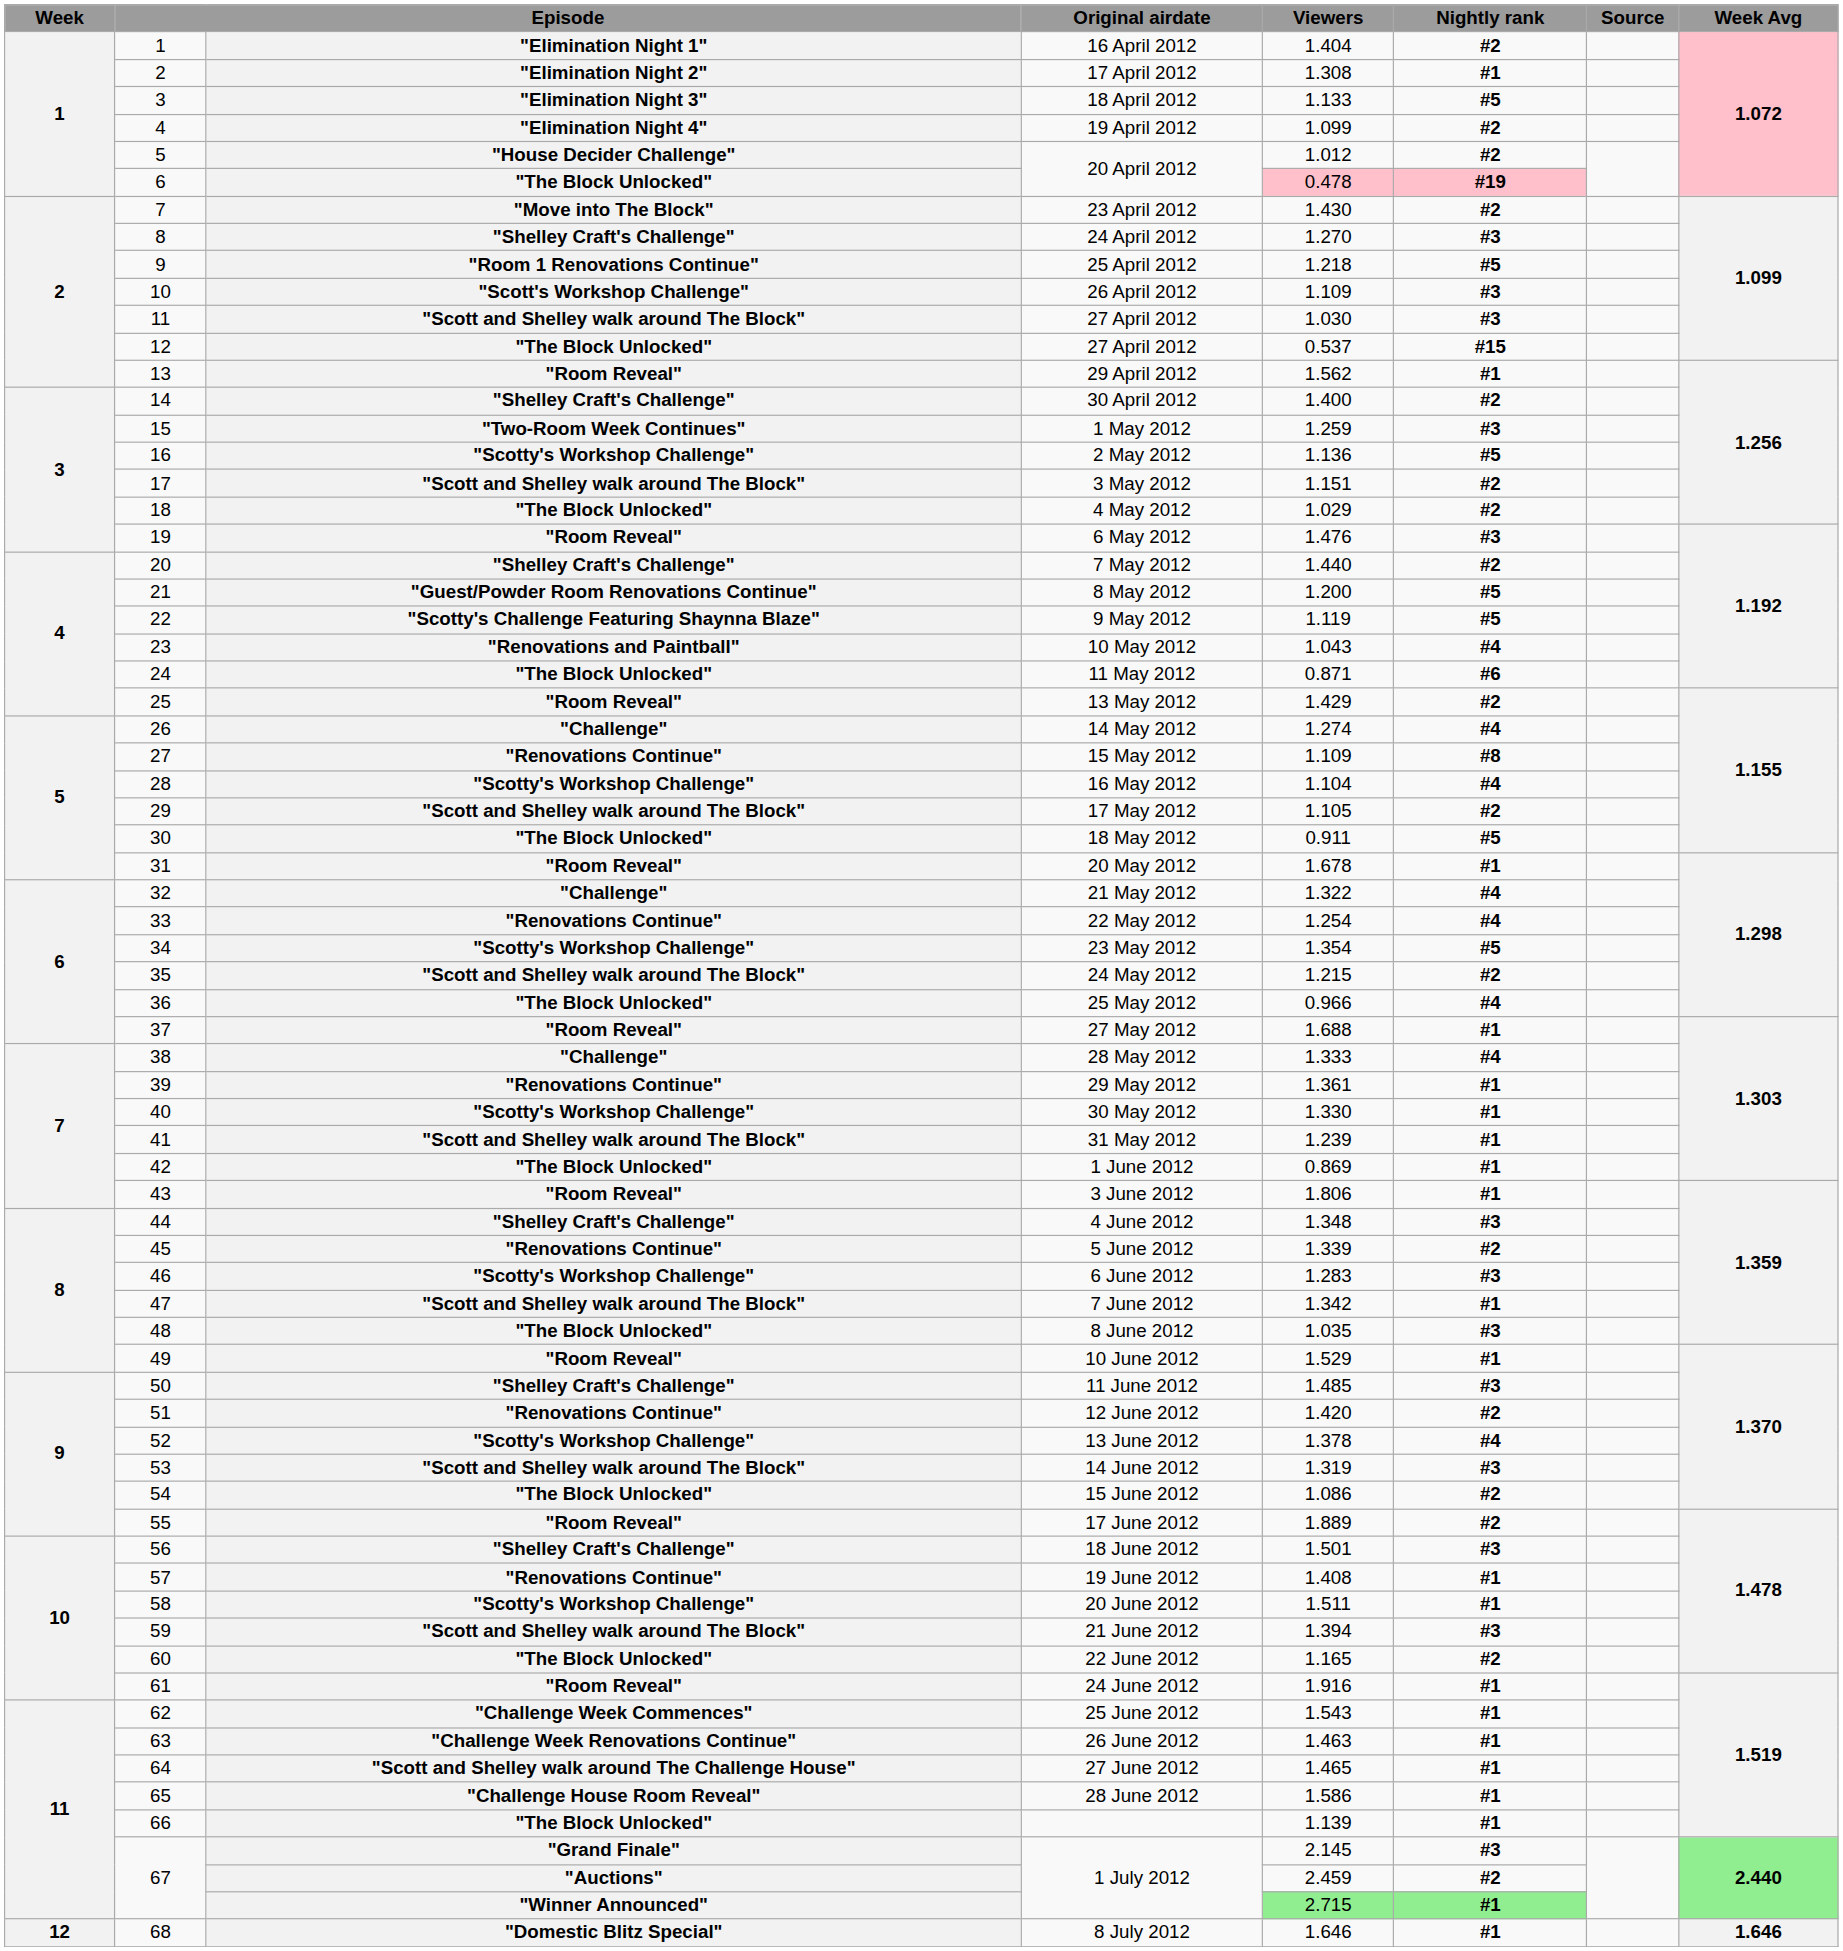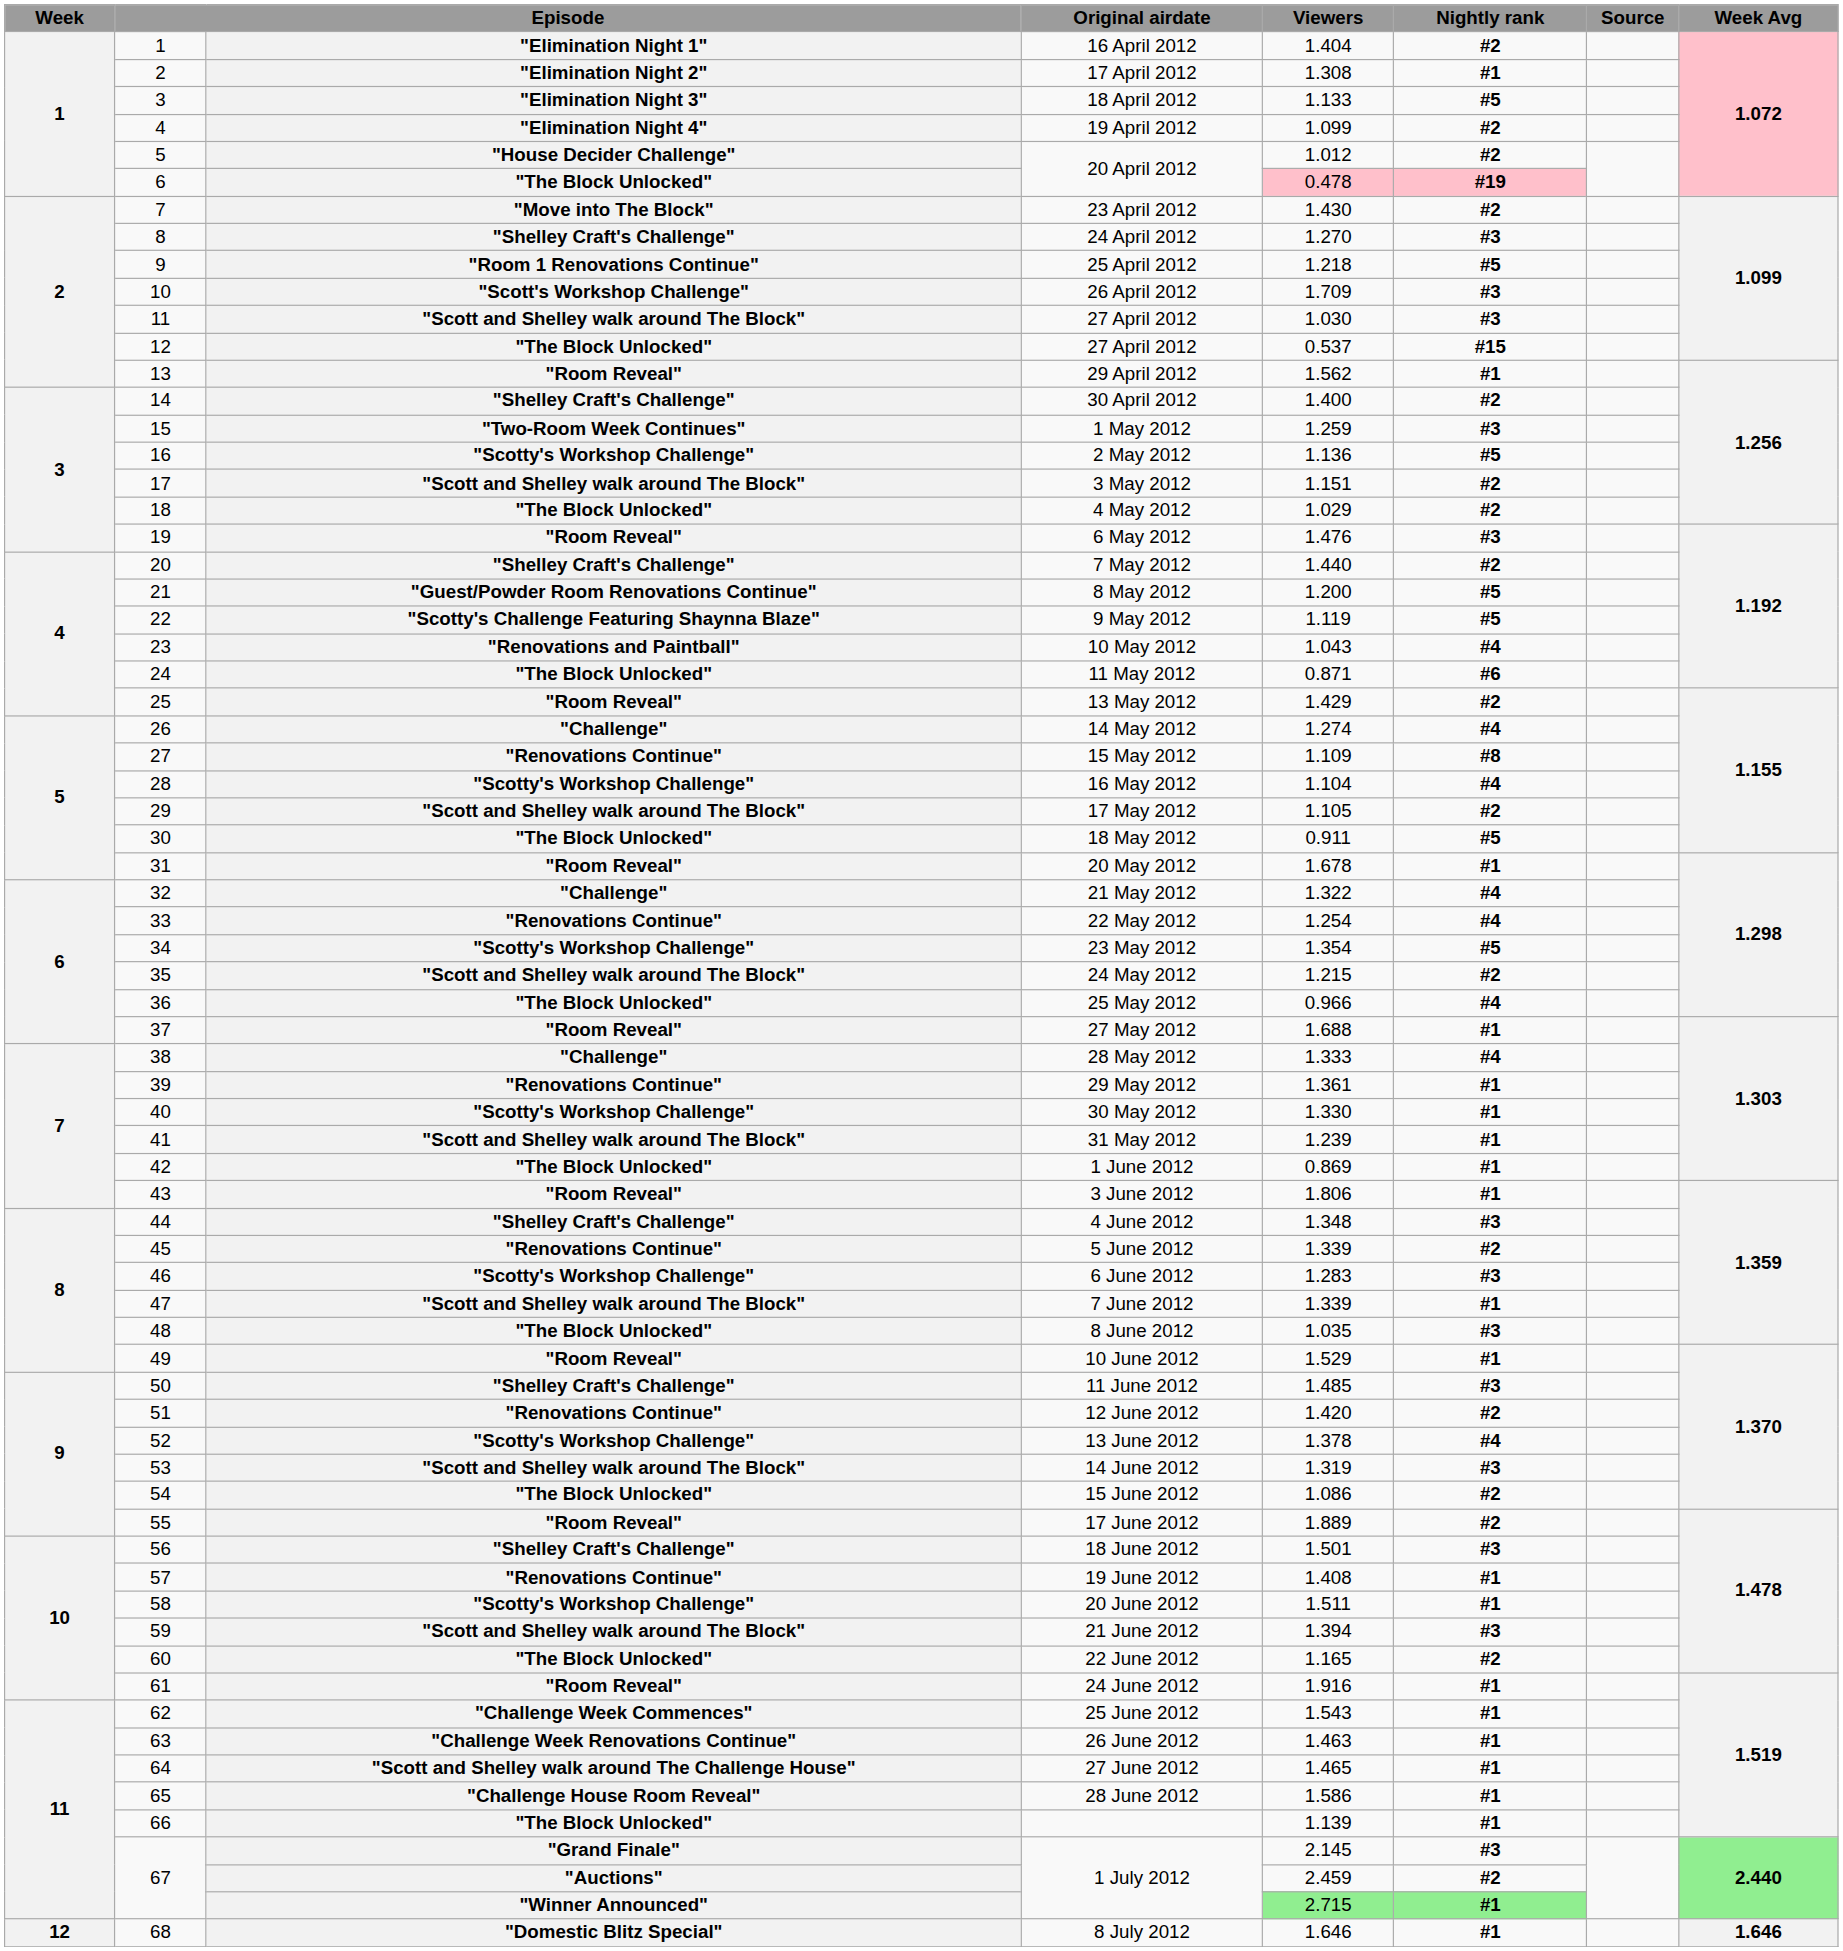(1328, 291) 1.109 -> (1328, 291) 1.709
(1328, 1303) 1.342 -> (1328, 1303) 1.339
